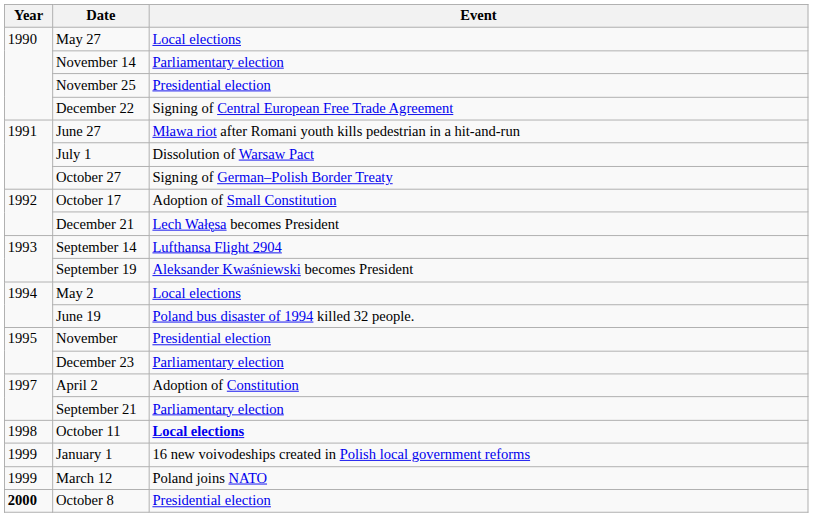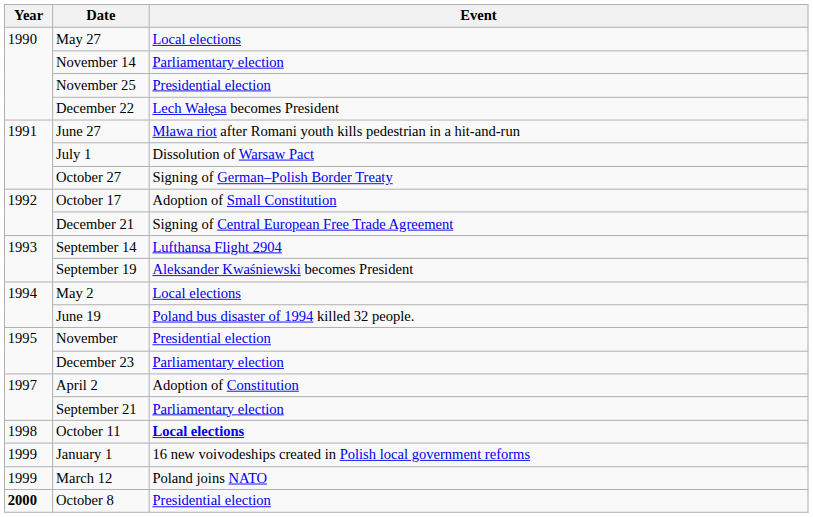(303, 108) Signing of Central European Free Trade Agreement -> (246, 108) Lech Wałęsa becomes President
(246, 223) Lech Wałęsa becomes President -> (303, 223) Signing of Central European Free Trade Agreement
